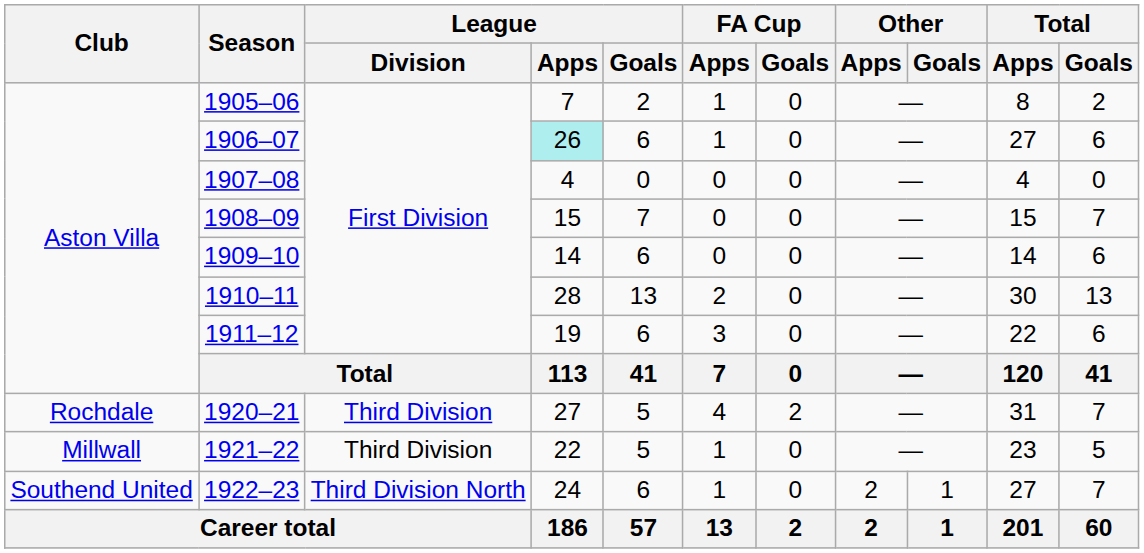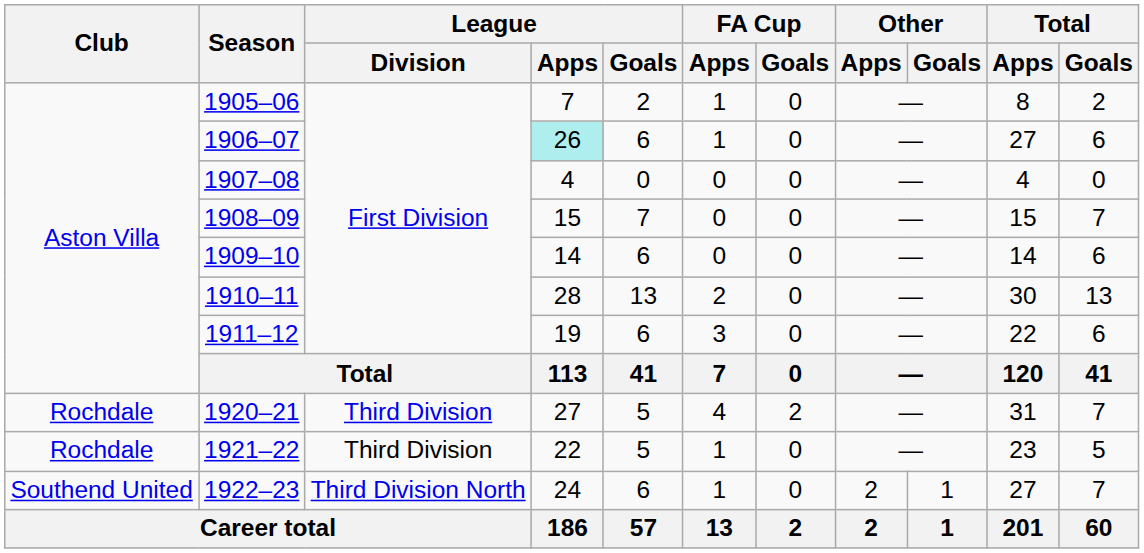(102, 450) Millwall -> (102, 450) Rochdale
